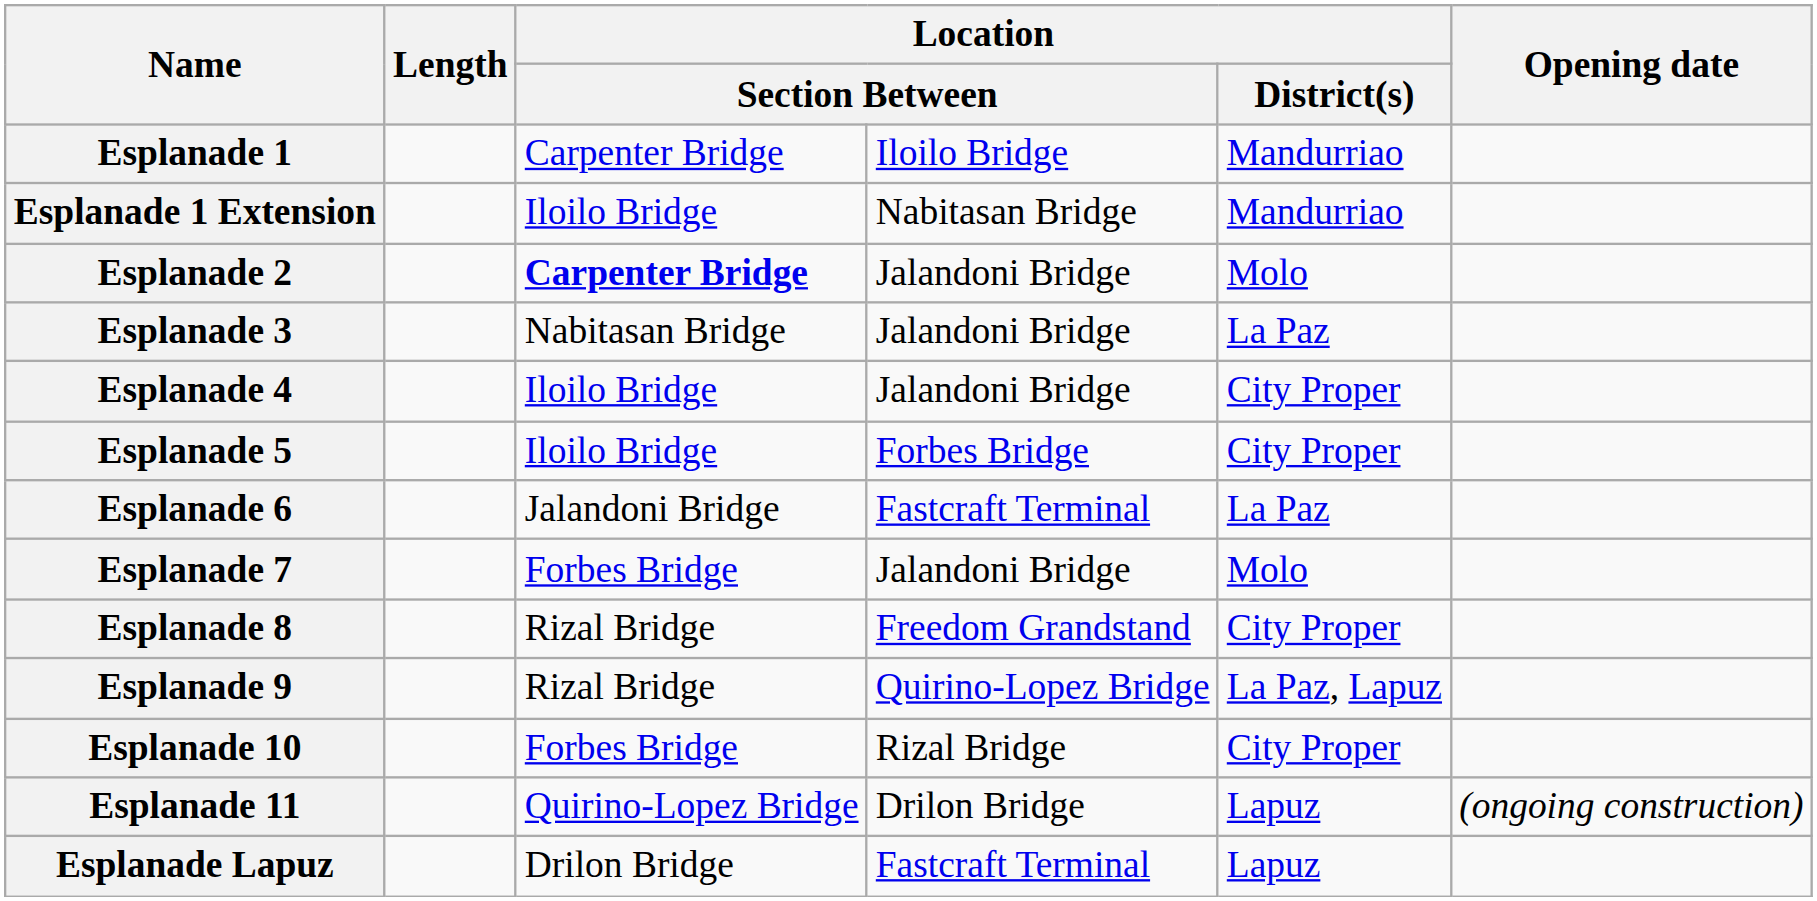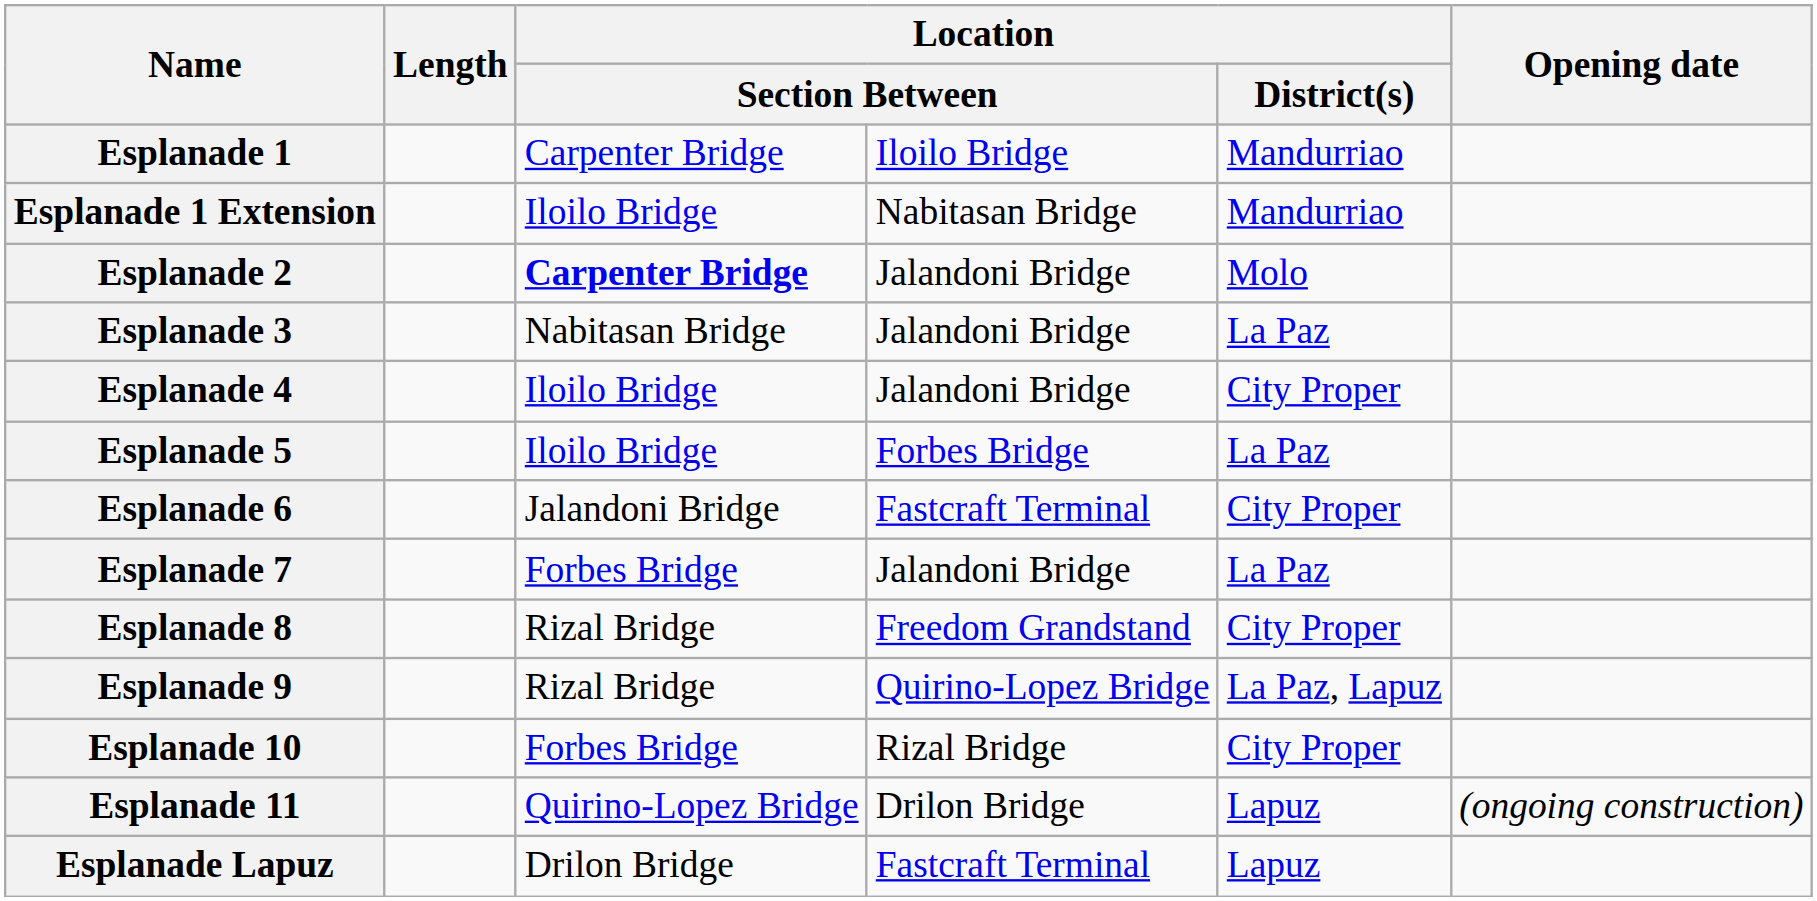(1314, 449) City Proper -> (1278, 449) La Paz
(1278, 509) La Paz -> (1314, 509) City Proper
(1267, 568) Molo -> (1278, 568) La Paz
